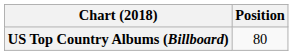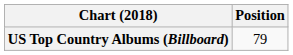(260, 38) 80 -> (260, 38) 79
